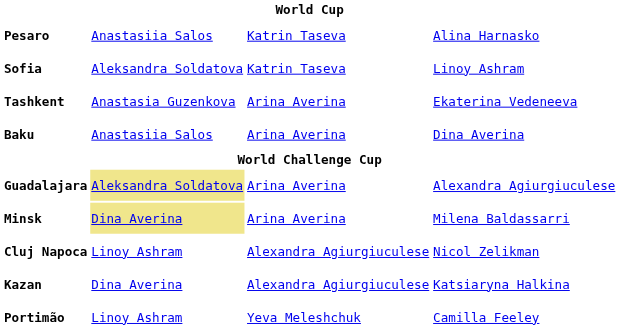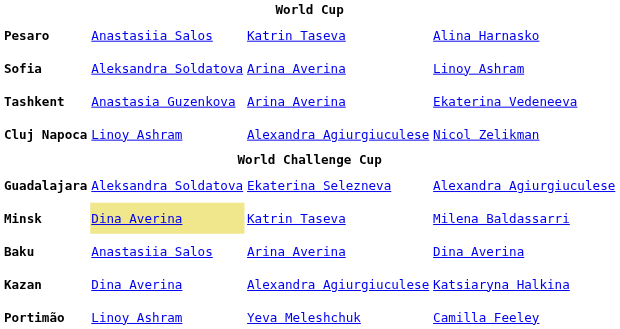(296, 68) Katrin Taseva -> (296, 68) Arina Averina
rows swapped: (19, 134) <-> (46, 251)
(167, 185) khaki background -> (167, 185) no background
(296, 185) Arina Averina -> (319, 185) Ekaterina Selezneva
(296, 218) Arina Averina -> (296, 218) Katrin Taseva
